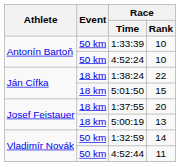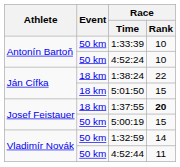(161, 107) normal -> (161, 107) bold
(93, 122) 18 km -> (93, 122) 50 km
(161, 122) 13 -> (161, 122) 15
